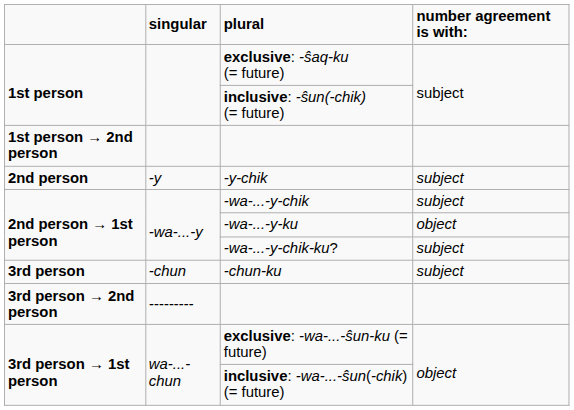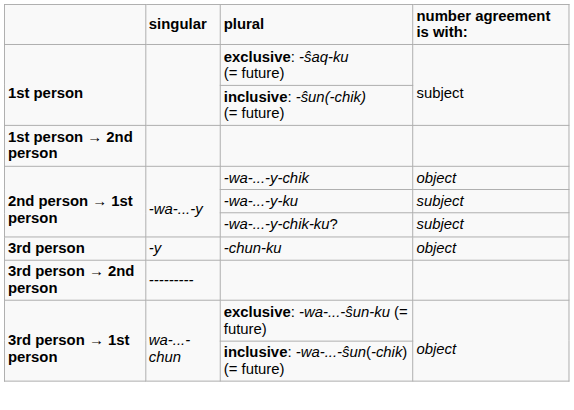- row: (48, 177)
(440, 201) subject -> (436, 177) object
(436, 224) object -> (440, 201) subject
(167, 272) -chun -> (155, 248) -y
(440, 272) subject -> (436, 248) object
